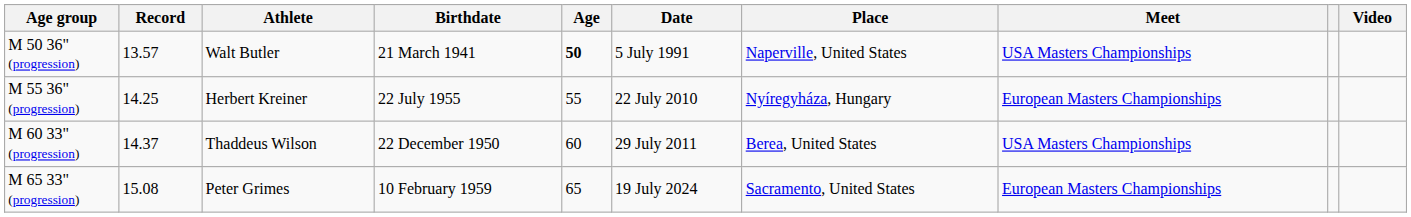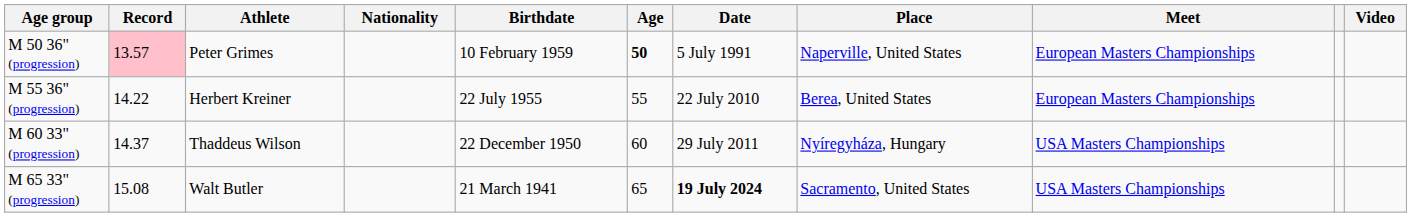+ column: (400, 18)
(140, 53) no background -> (131, 53) pink background
(242, 53) Walt Butler -> (231, 53) Peter Grimes
(427, 53) 21 March 1941 -> (516, 53) 10 February 1959
(1097, 53) USA Masters Championships -> (1145, 53) European Masters Championships
(140, 99) 14.25 -> (131, 99) 14.22
(818, 99) Nyíregyháza, Hungary -> (866, 99) Berea, United States
(811, 144) Berea, United States -> (873, 144) Nyíregyháza, Hungary
(247, 189) Peter Grimes -> (226, 189) Walt Butler
(435, 189) 10 February 1959 -> (508, 189) 21 March 1941
(656, 189) normal -> (719, 189) bold
(1112, 189) European Masters Championships -> (1130, 189) USA Masters Championships
